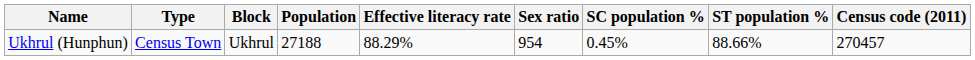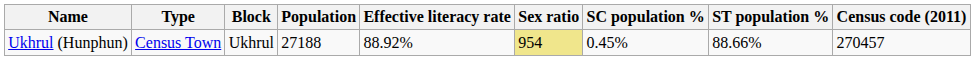(388, 42) 88.29% -> (388, 42) 88.92%
(530, 42) no background -> (530, 42) khaki background
